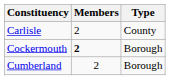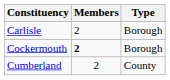(140, 30) County -> (143, 30) Borough
(143, 65) Borough -> (140, 65) County
